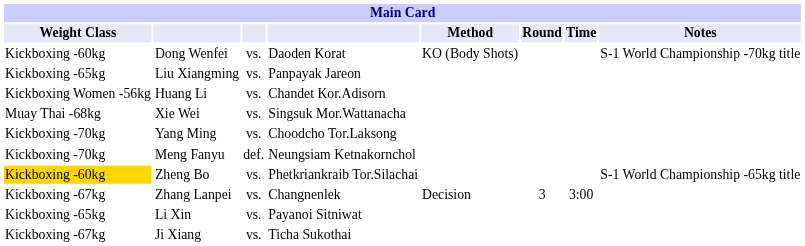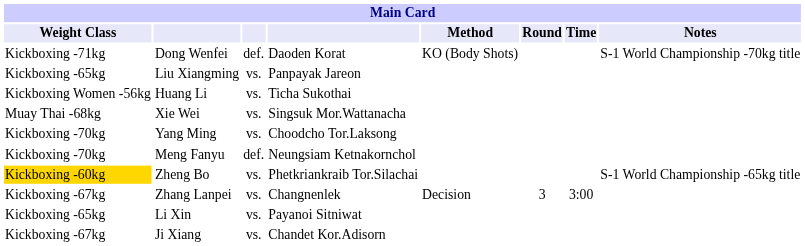(55, 53) Kickboxing -60kg -> (55, 53) Kickboxing -71kg
(254, 53) vs. -> (254, 53) def.
(327, 93) Chandet Kor.Adisorn -> (310, 93) Ticha Sukothai
(310, 235) Ticha Sukothai -> (327, 235) Chandet Kor.Adisorn
